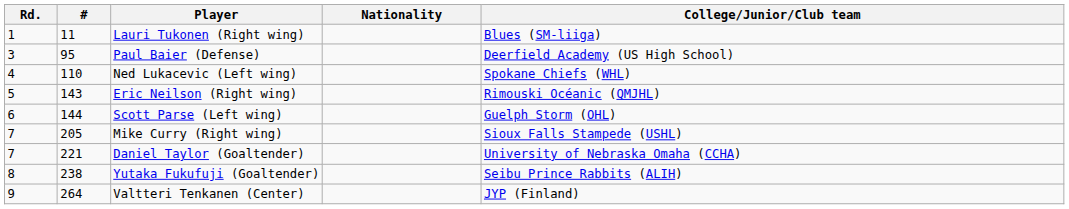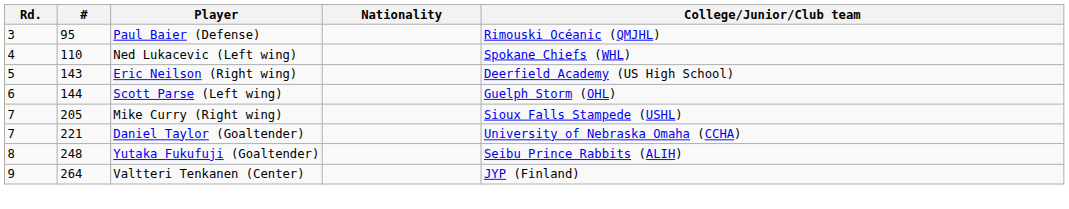- row: (209, 34)
(609, 54) Deerfield Academy (US High School) -> (572, 34) Rimouski Océanic (QMJHL)
(572, 94) Rimouski Océanic (QMJHL) -> (609, 74) Deerfield Academy (US High School)
(71, 174) 238 -> (71, 154) 248
